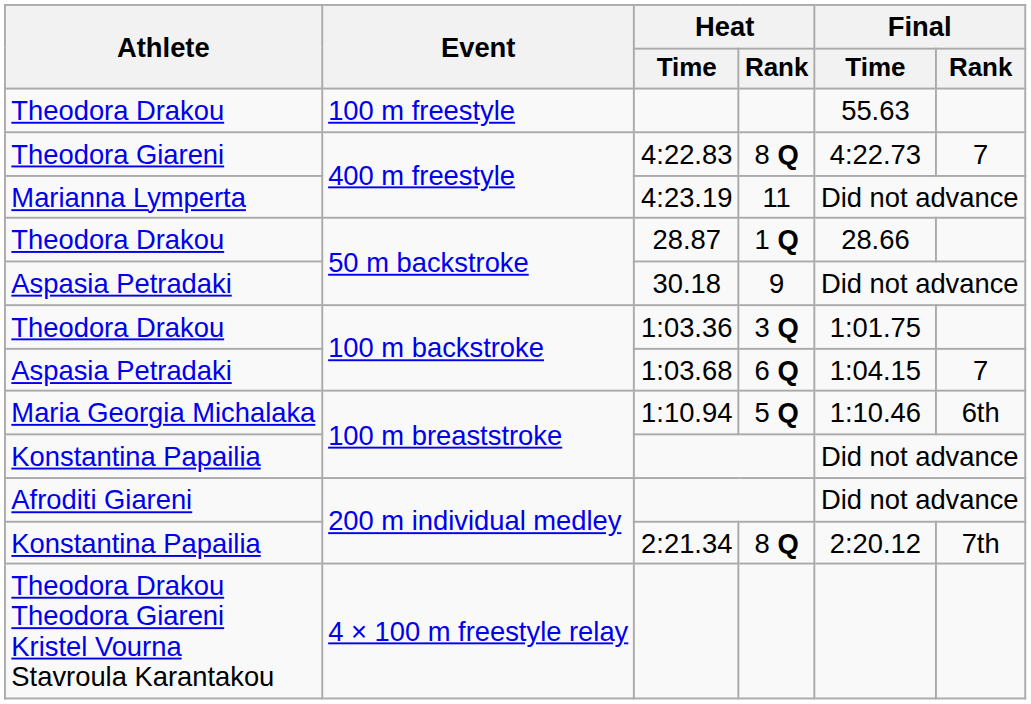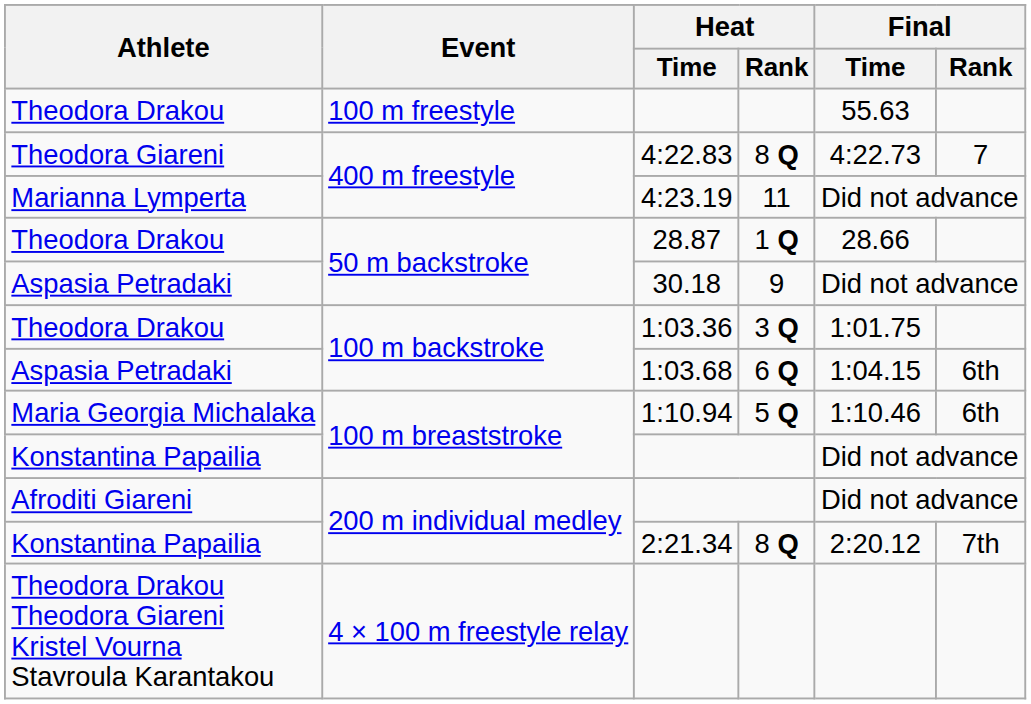(981, 370) 7 -> (981, 370) 6th
